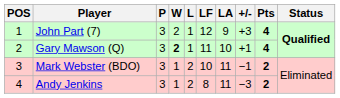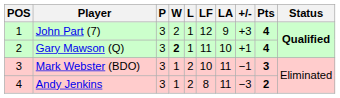(266, 66) 2 -> (266, 66) 3
